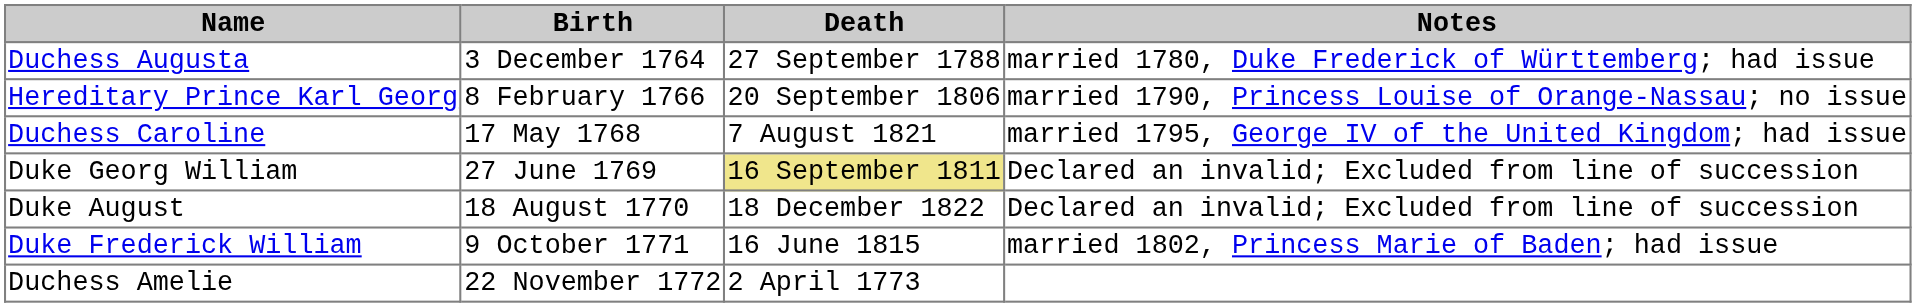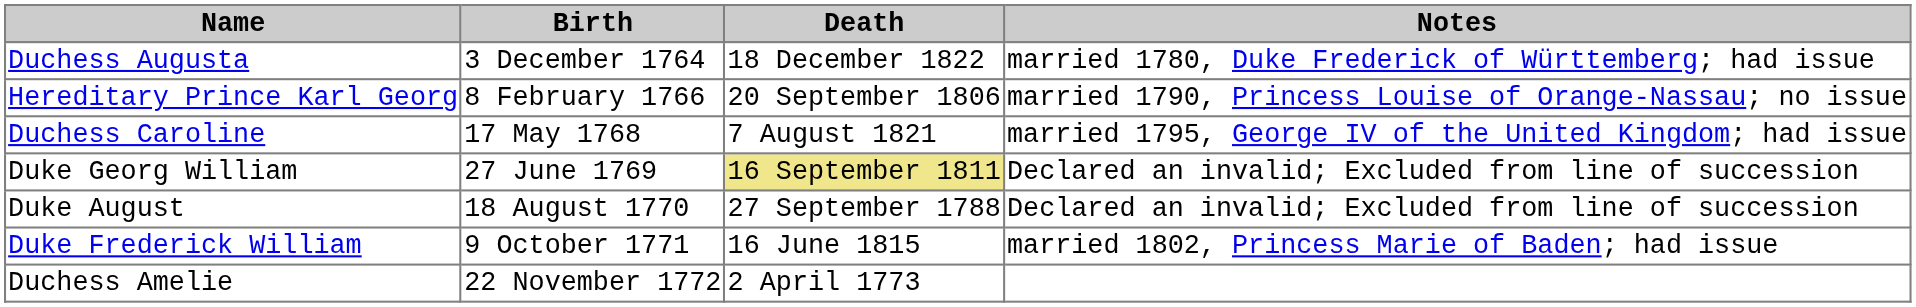(864, 61) 27 September 1788 -> (856, 61) 18 December 1822
(856, 209) 18 December 1822 -> (864, 209) 27 September 1788
